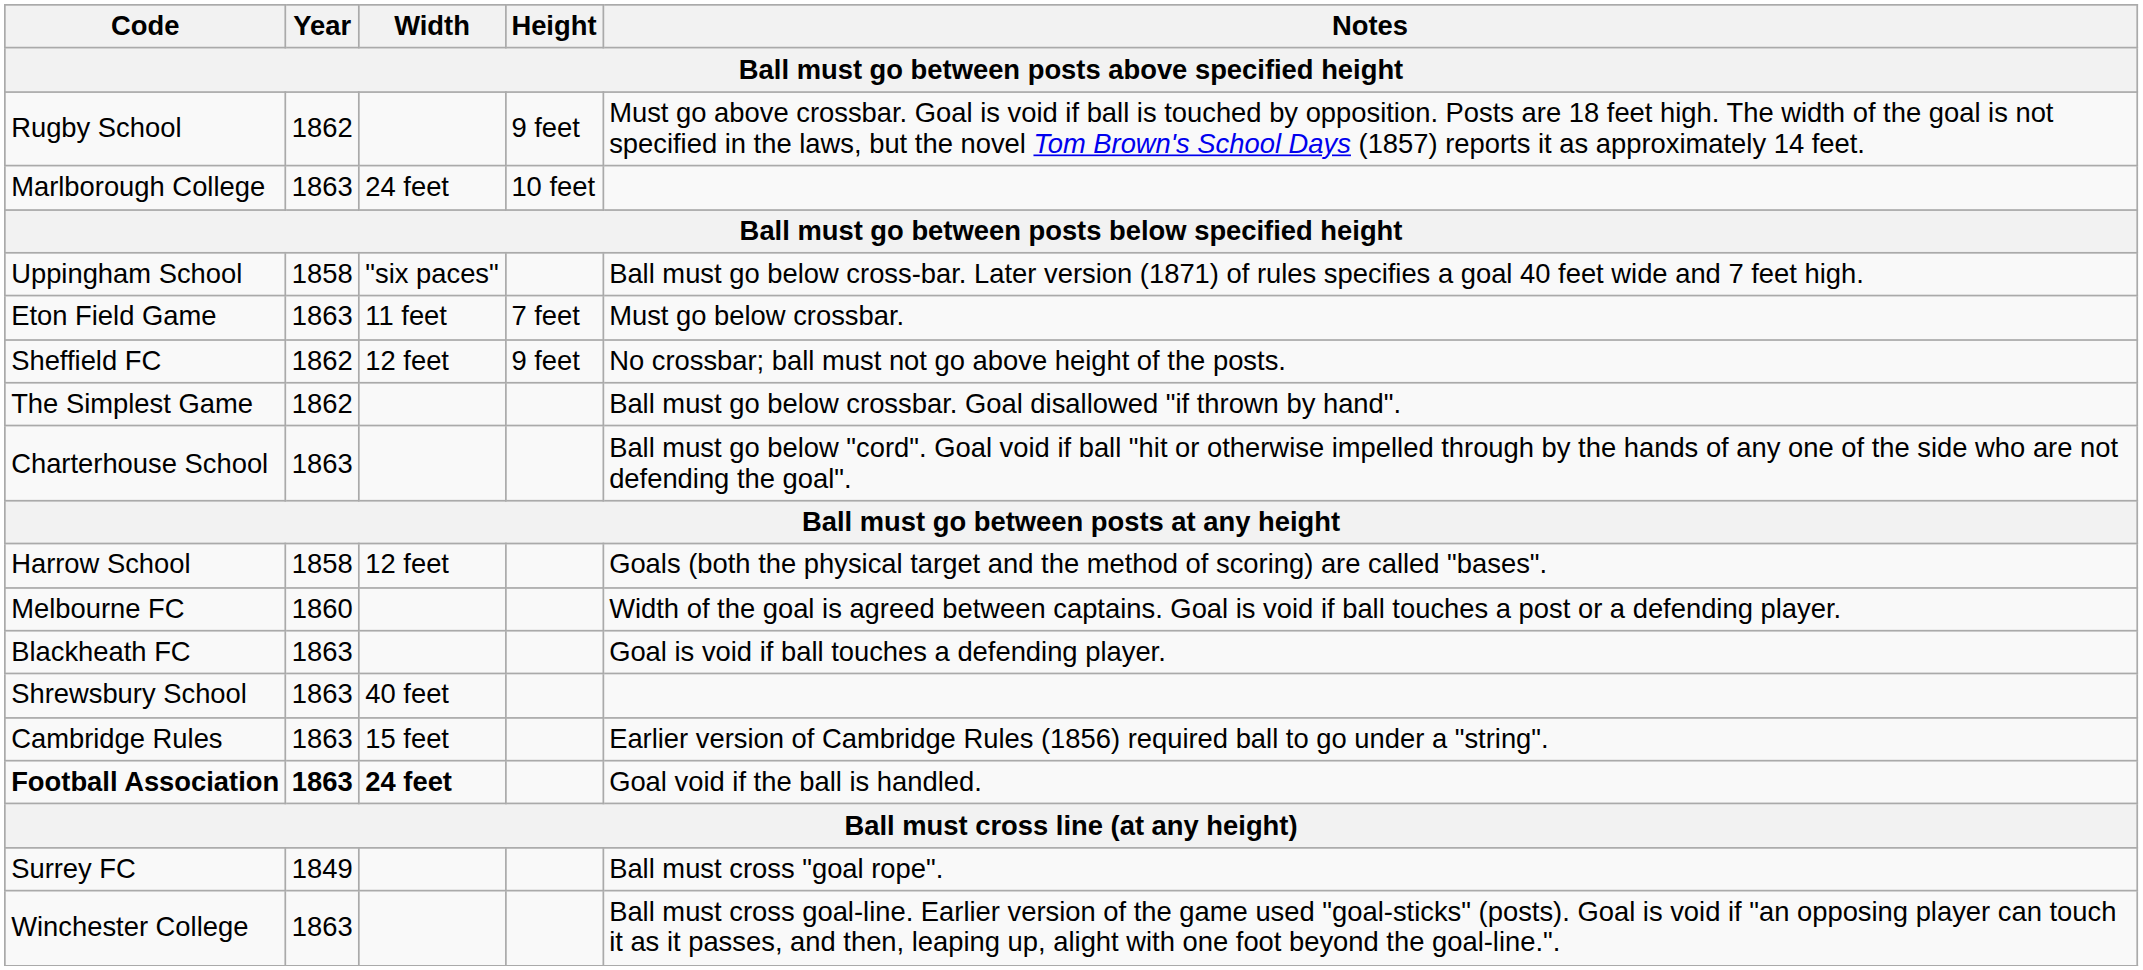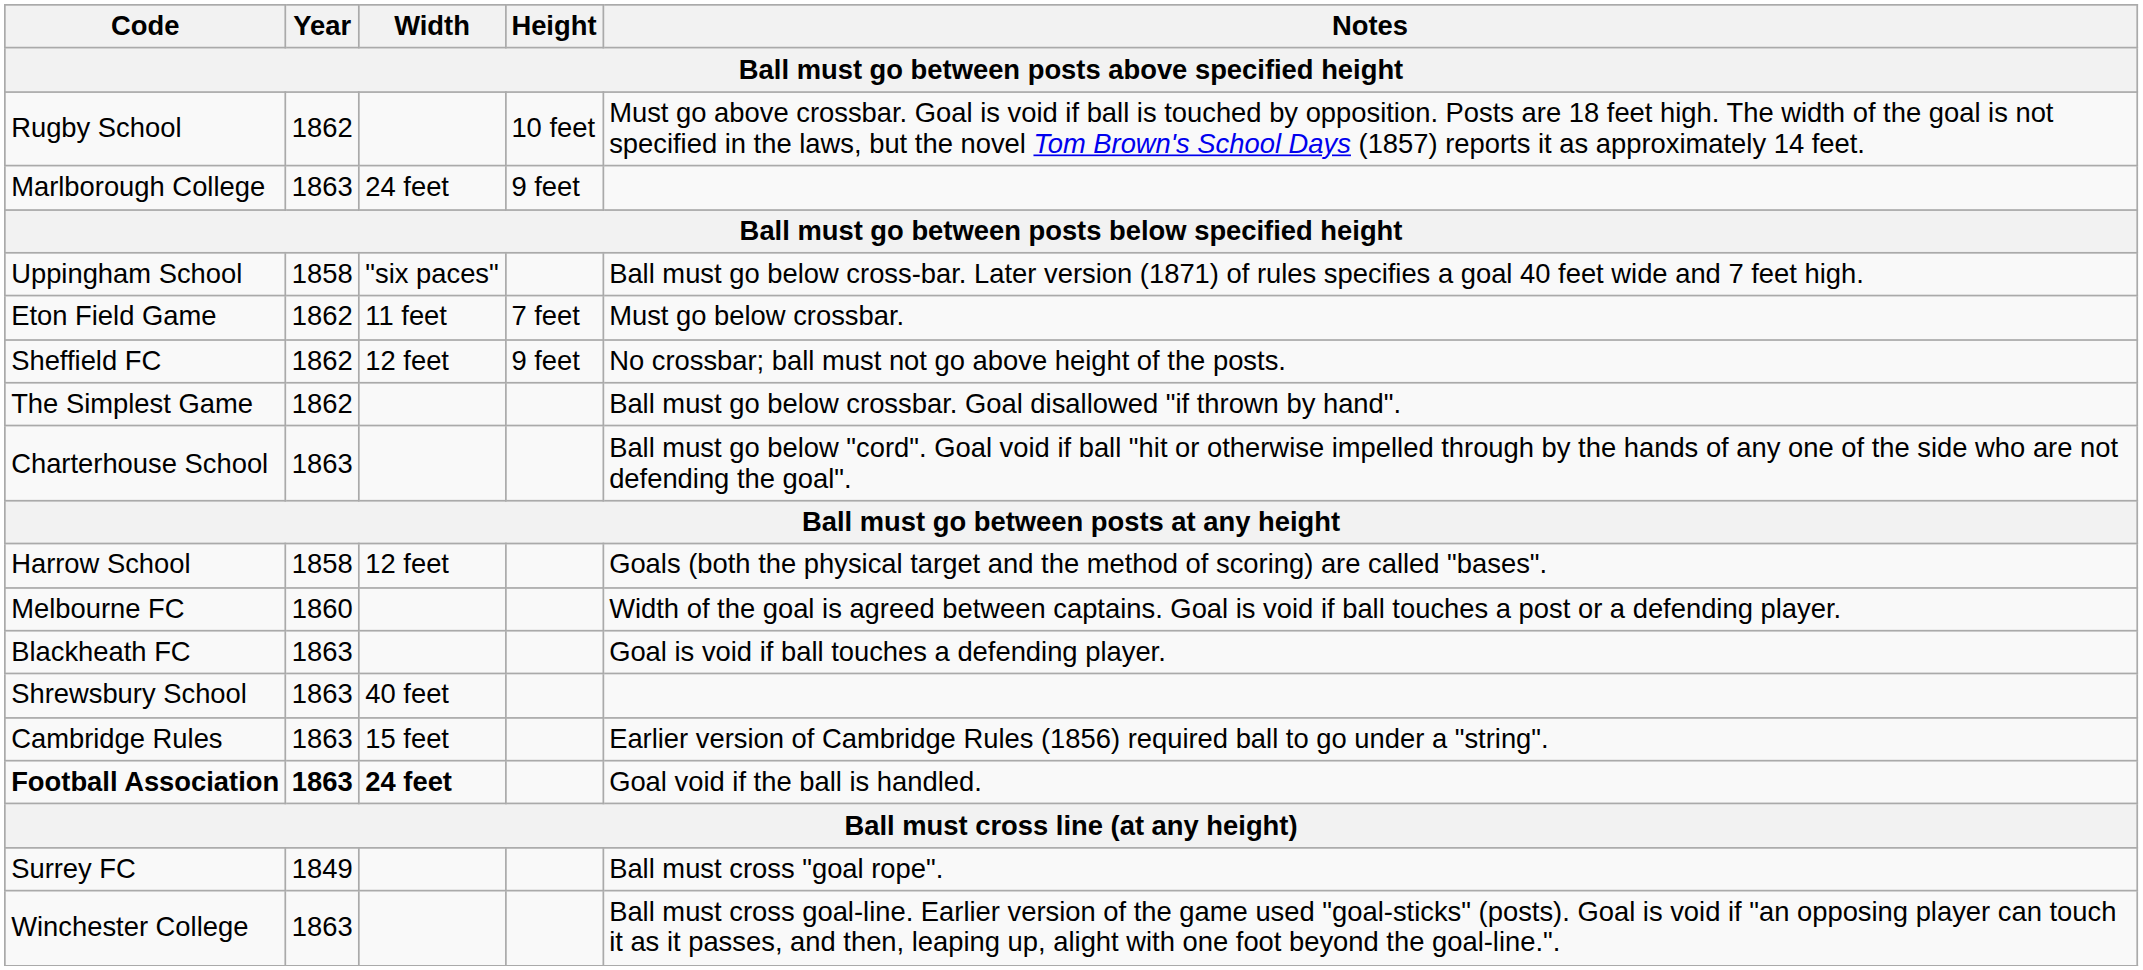(546, 128) 9 feet -> (553, 128) 10 feet
(553, 187) 10 feet -> (546, 187) 9 feet
(322, 317) 1863 -> (322, 317) 1862
